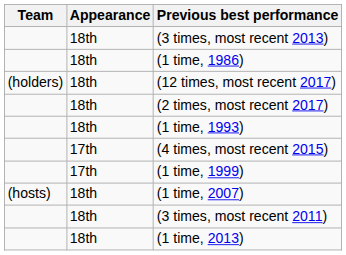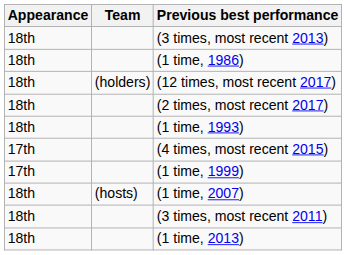columns swapped: (35, 15) <-> (110, 15)
